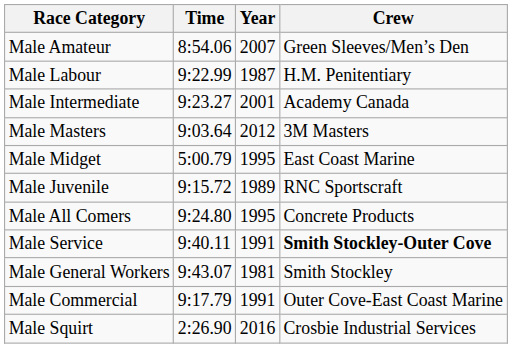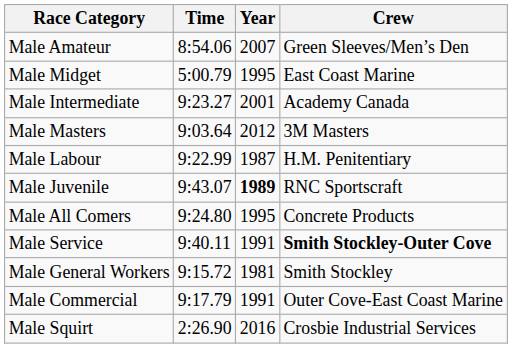rows swapped: (55, 74) <-> (55, 159)
(205, 187) 9:15.72 -> (205, 187) 9:43.07
(258, 187) normal -> (258, 187) bold
(205, 272) 9:43.07 -> (205, 272) 9:15.72
